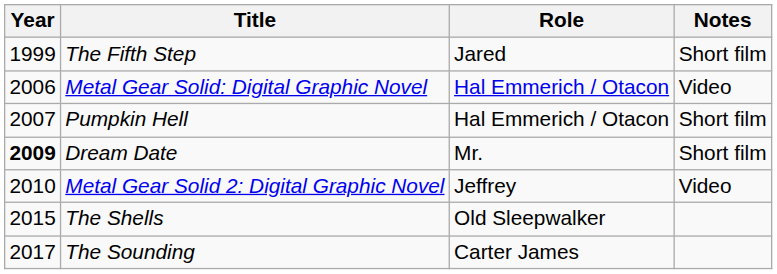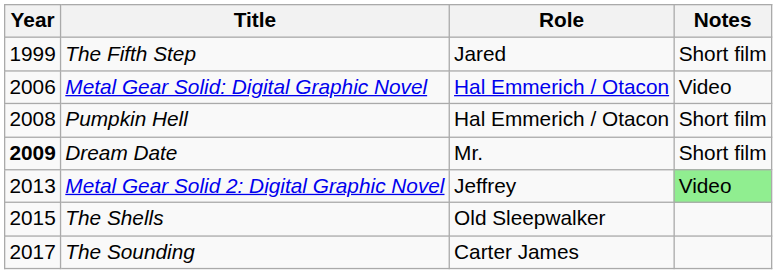(33, 119) 2007 -> (33, 119) 2008
(33, 185) 2010 -> (33, 185) 2013
(705, 185) no background -> (705, 185) lightgreen background
